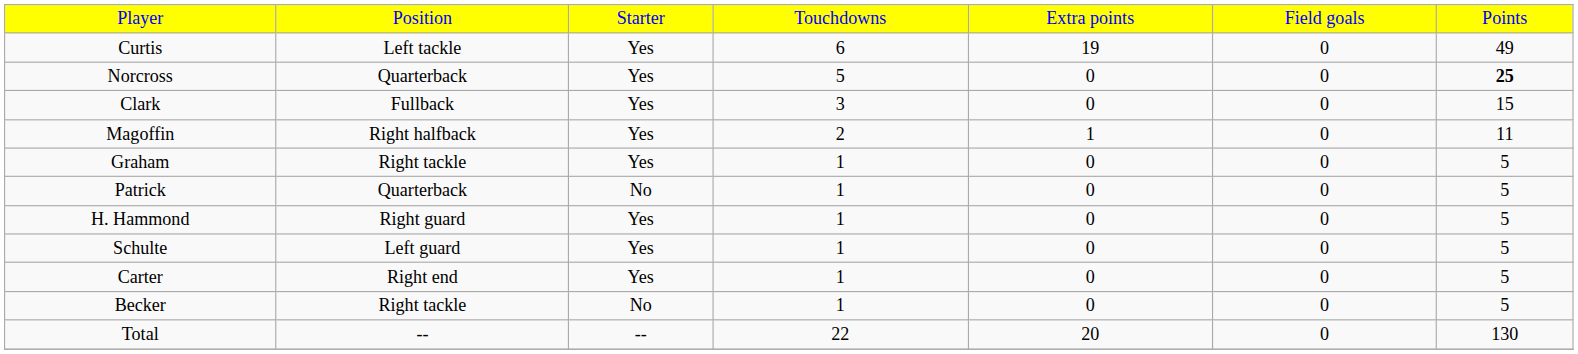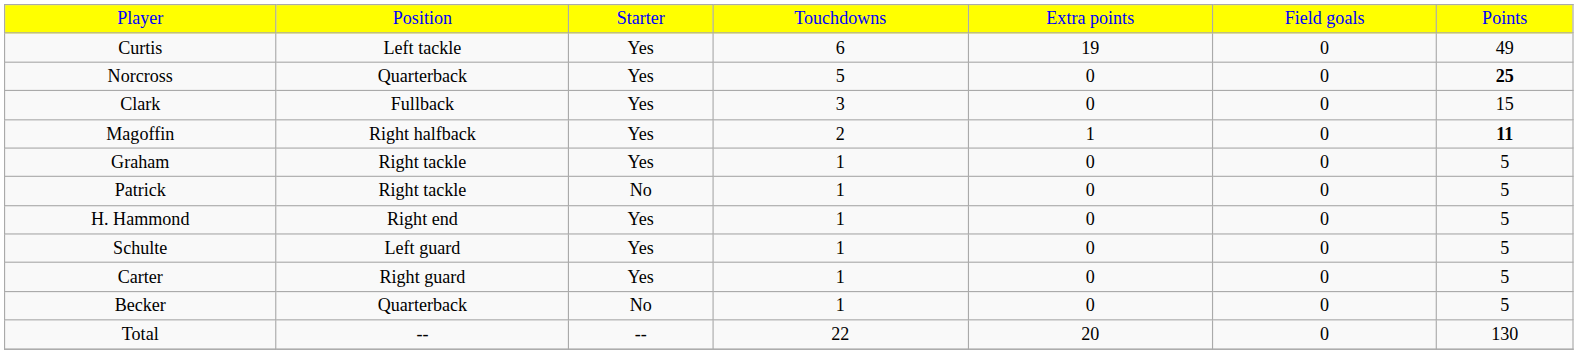(1505, 133) normal -> (1505, 133) bold
(422, 190) Quarterback -> (422, 190) Right tackle
(422, 219) Right guard -> (422, 219) Right end
(422, 276) Right end -> (422, 276) Right guard
(422, 305) Right tackle -> (422, 305) Quarterback
